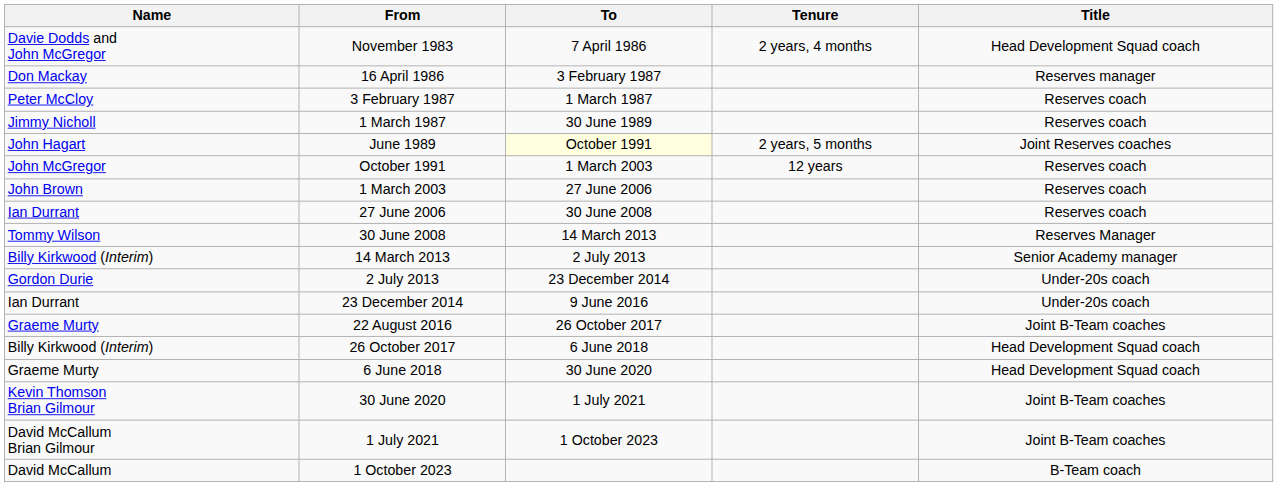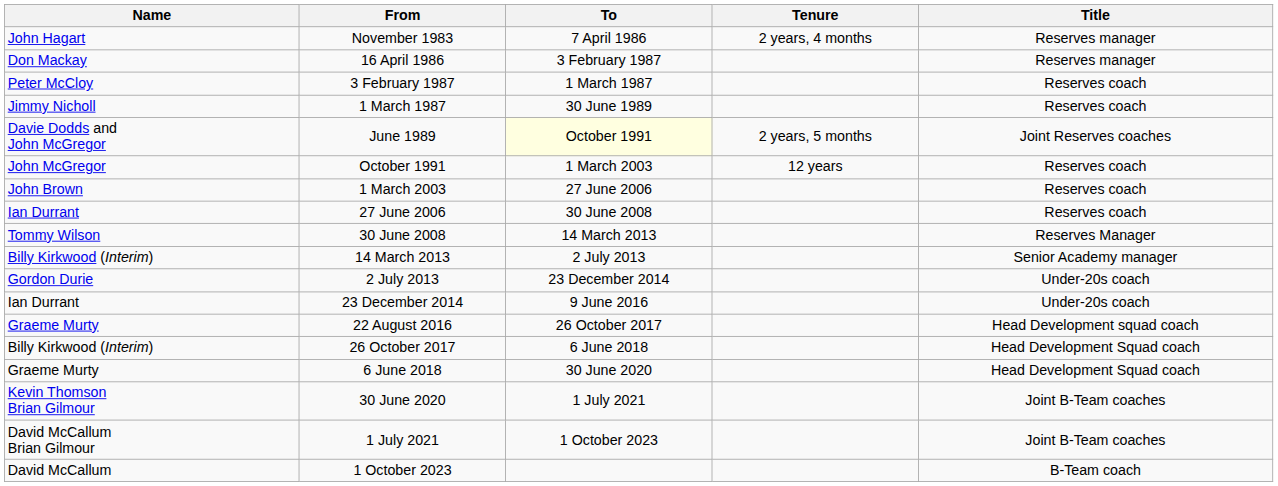(62, 46) Davie Dodds and John McGregor -> (47, 38) John Hagart
(1095, 46) Head Development Squad coach -> (1095, 38) Reserves manager
(47, 144) John Hagart -> (62, 136) Davie Dodds and John McGregor
(1095, 325) Joint B-Team coaches -> (1095, 325) Head Development squad coach
